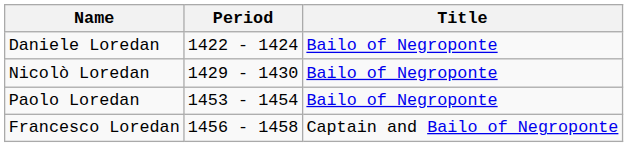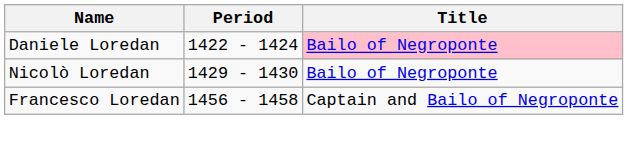(402, 46) no background -> (402, 46) pink background
- row: (74, 100)
